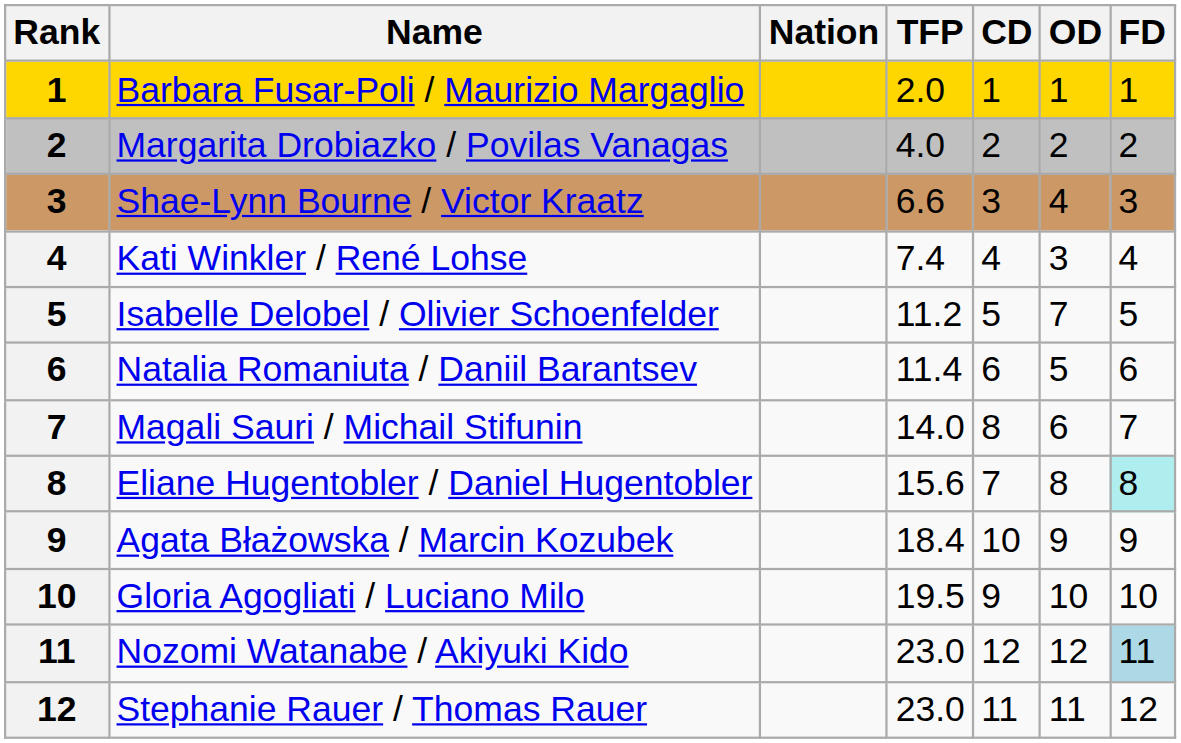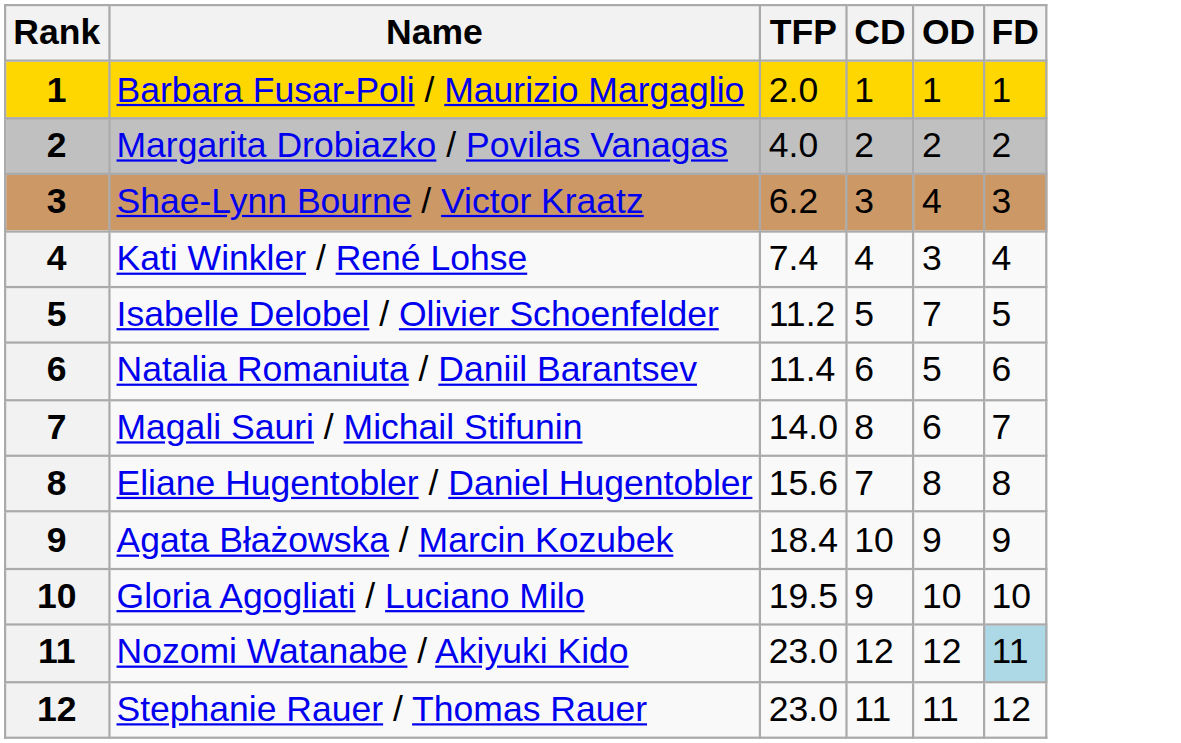- column: (824, 32)
(920, 201) 6.6 -> (793, 201) 6.2
(1128, 483) paleturquoise background -> (1001, 483) no background
